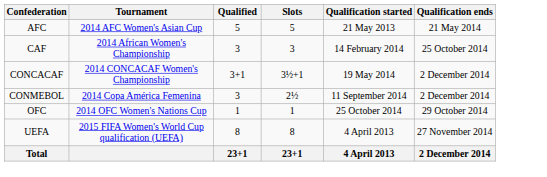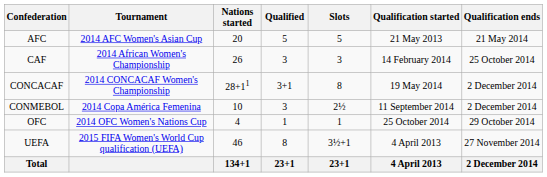+ column: (237, 17)
(292, 75) 3½+1 -> (339, 86) 8
(292, 132) 8 -> (339, 143) 3½+1
